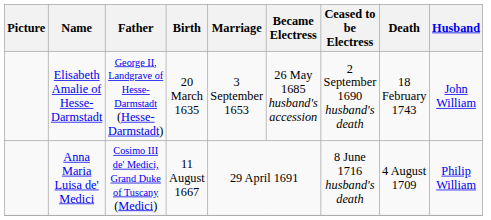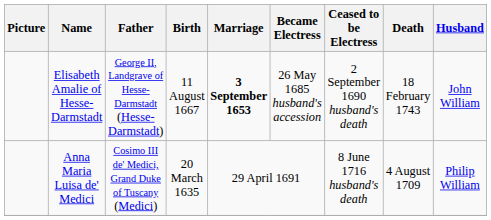(187, 96) 20 March 1635 -> (187, 96) 11 August 1667
(237, 96) normal -> (239, 96) bold
(187, 178) 11 August 1667 -> (187, 178) 20 March 1635
